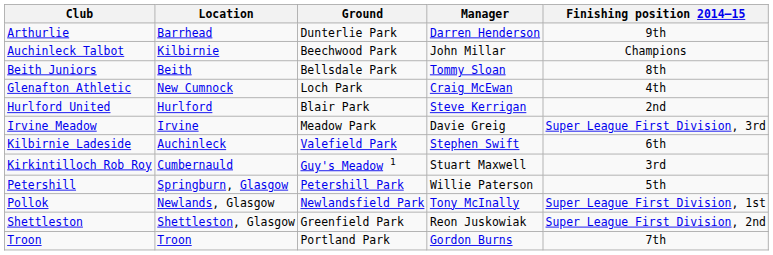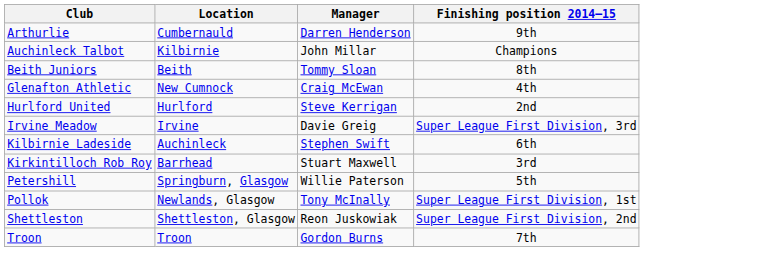- column: (362, 14)
(185, 32) Barrhead -> (195, 32) Cumbernauld
(195, 164) Cumbernauld -> (185, 163) Barrhead
